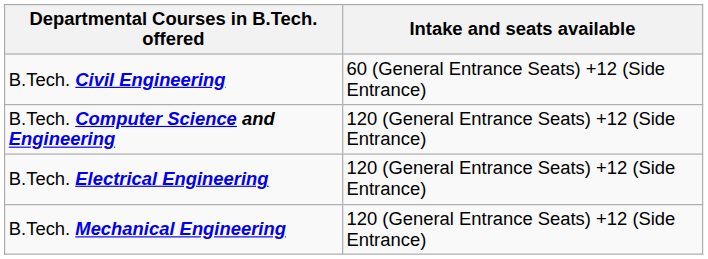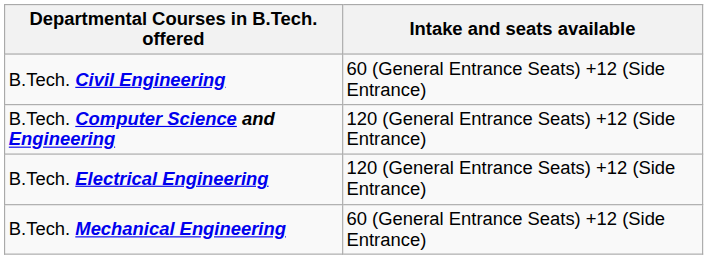(511, 228) 120 (General Entrance Seats) +12 (Side Entrance) -> (506, 228) 60 (General Entrance Seats) +12 (Side Entrance)
